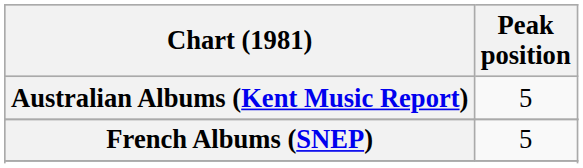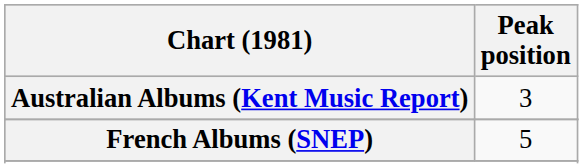(526, 97) 5 -> (526, 97) 3
